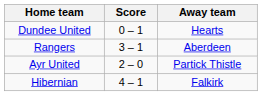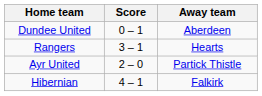(207, 30) Hearts -> (207, 30) Aberdeen
(207, 47) Aberdeen -> (207, 47) Hearts
